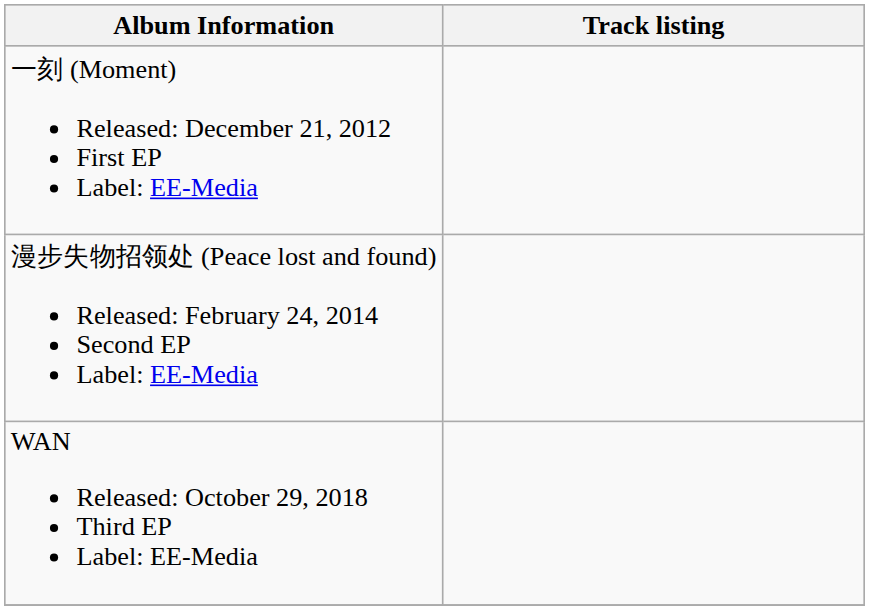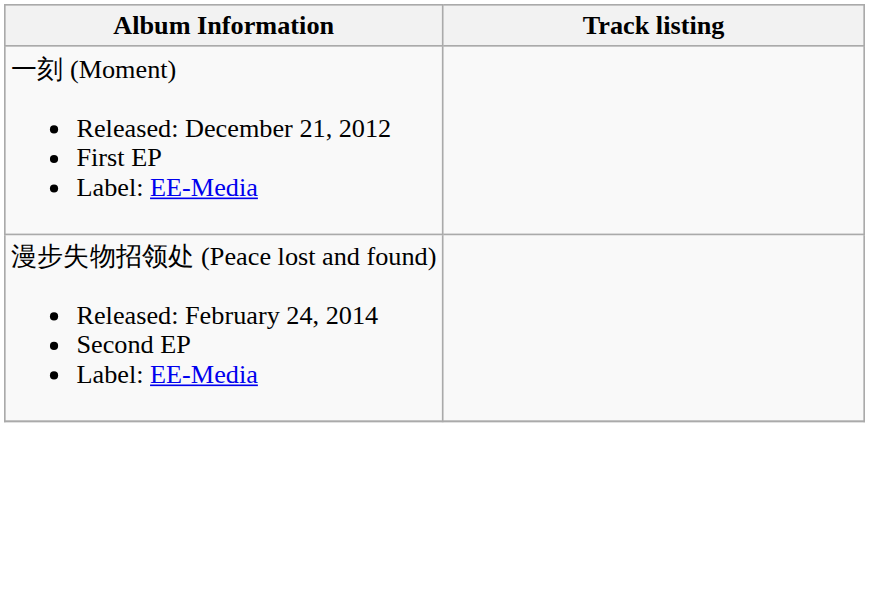- row: (224, 500)
